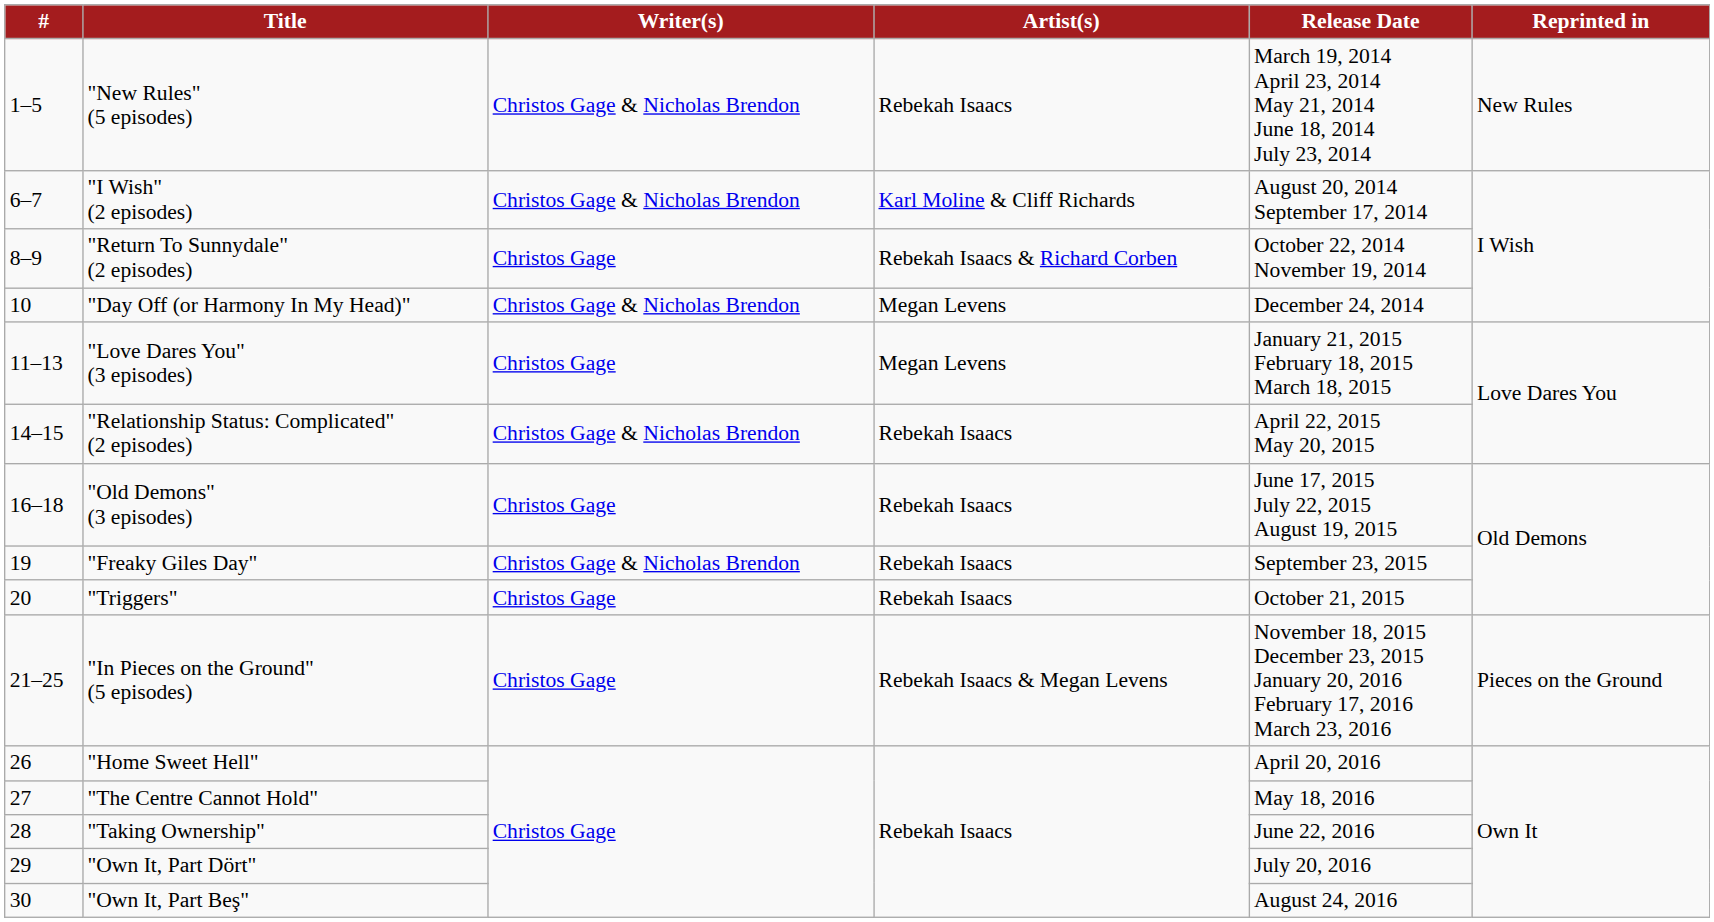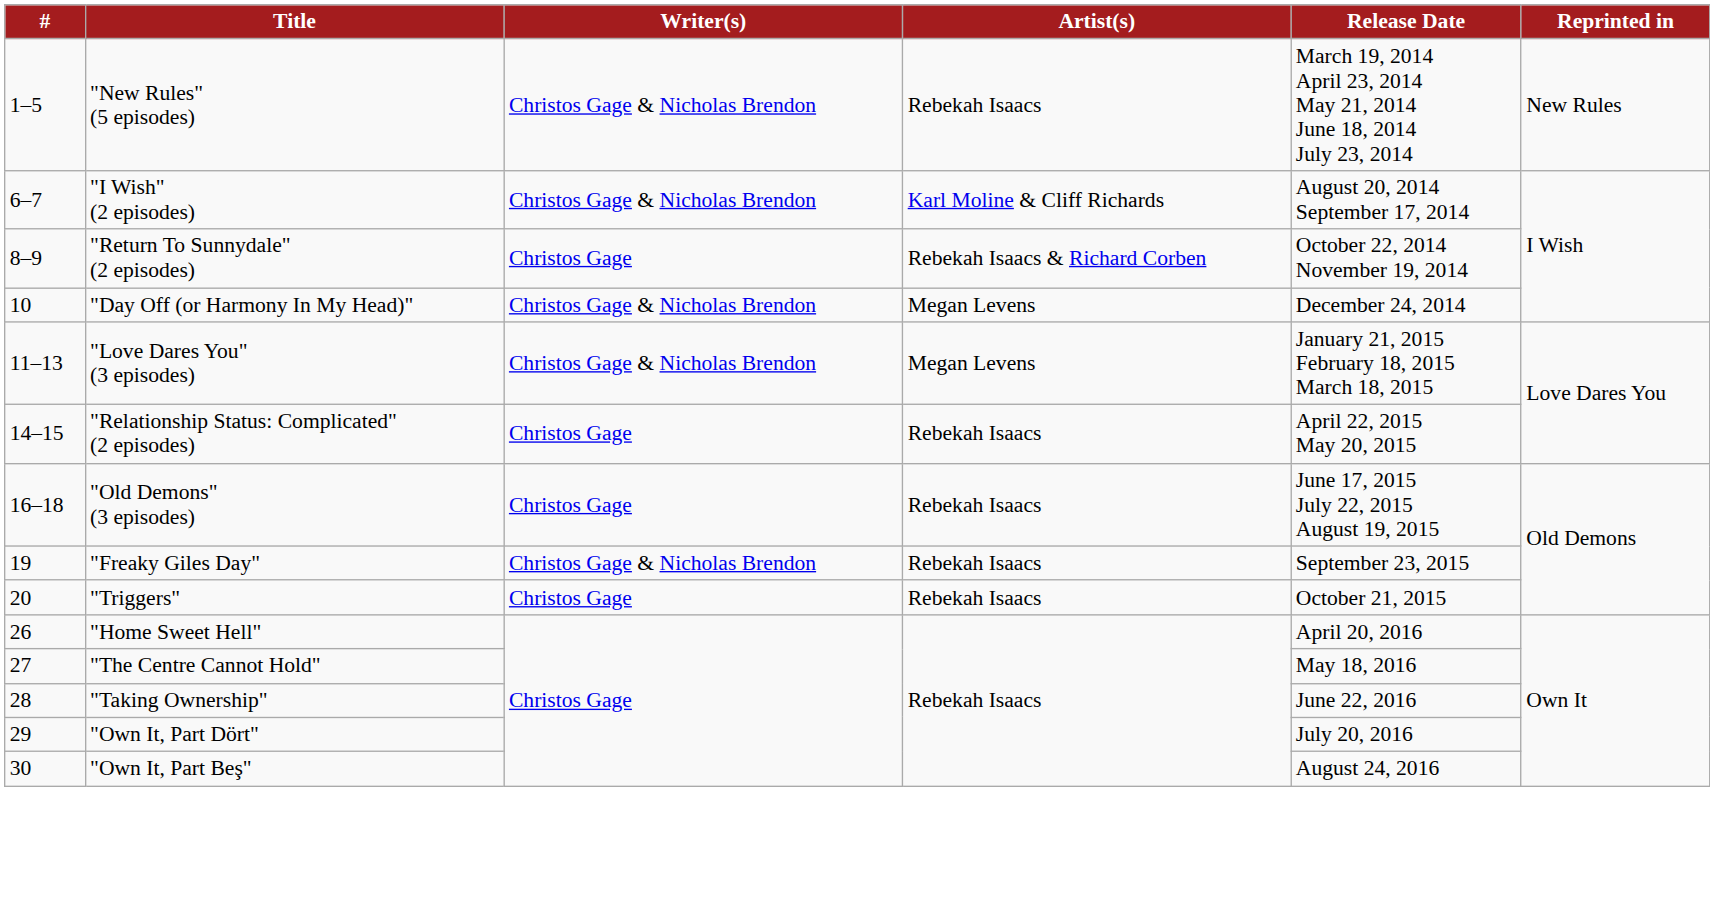(554, 363) Christos Gage -> (663, 363) Christos Gage & Nicholas Brendon
(646, 433) Christos Gage & Nicholas Brendon -> (570, 433) Christos Gage
- row: (201, 680)
